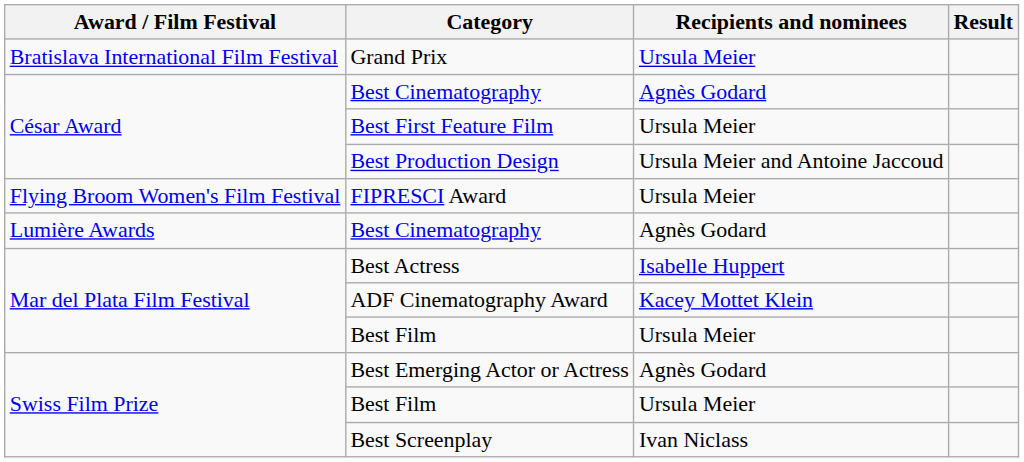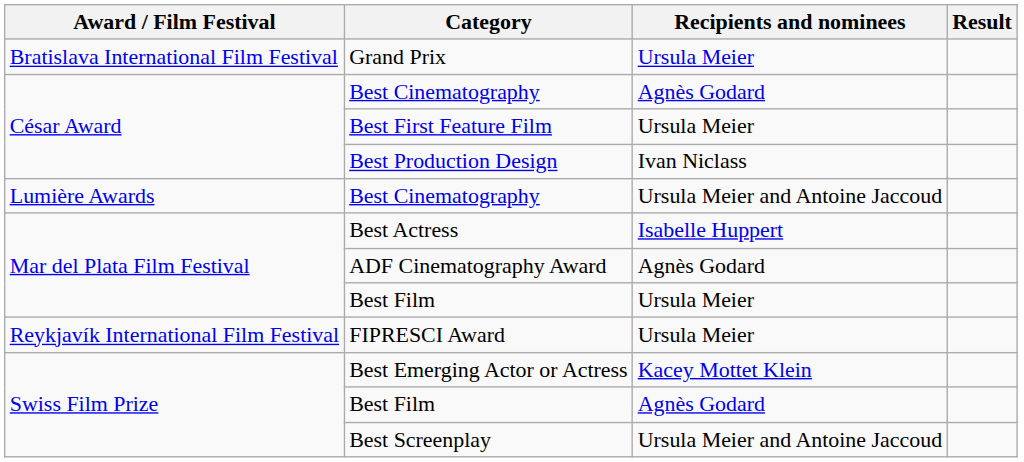(791, 160) Ursula Meier and Antoine Jaccoud -> (692, 160) Ivan Niclass
- row: (175, 195)
(703, 230) Agnès Godard -> (790, 195) Ursula Meier and Antoine Jaccoud
(726, 299) Kacey Mottet Klein -> (701, 265) Agnès Godard
+ row: (174, 334)
(703, 369) Agnès Godard -> (725, 369) Kacey Mottet Klein
(697, 404) Ursula Meier -> (701, 404) Agnès Godard
(693, 439) Ivan Niclass -> (790, 439) Ursula Meier and Antoine Jaccoud
